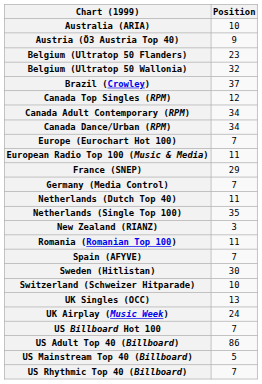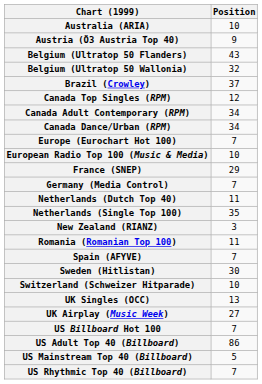(234, 55) 23 -> (234, 55) 43
(234, 156) 11 -> (234, 156) 10
(234, 314) 24 -> (234, 314) 27
